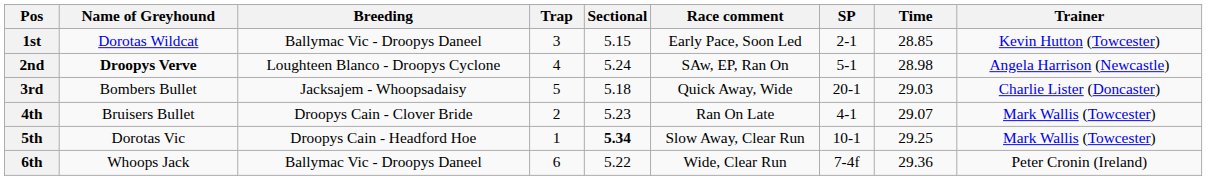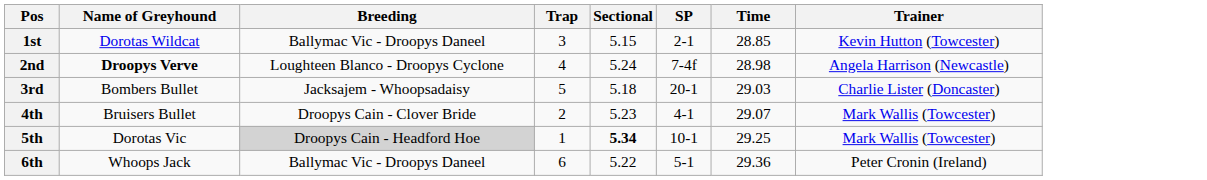- column: (735, 16)
(847, 65) 5-1 -> (684, 65) 7-4f
(383, 138) no background -> (387, 138) lightgrey background
(847, 162) 7-4f -> (684, 162) 5-1
